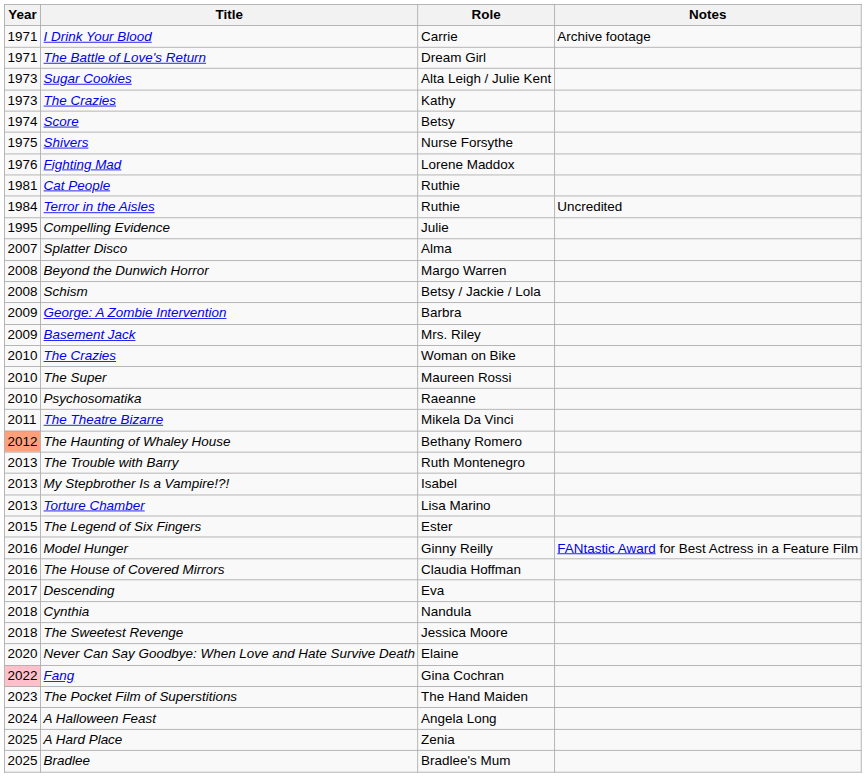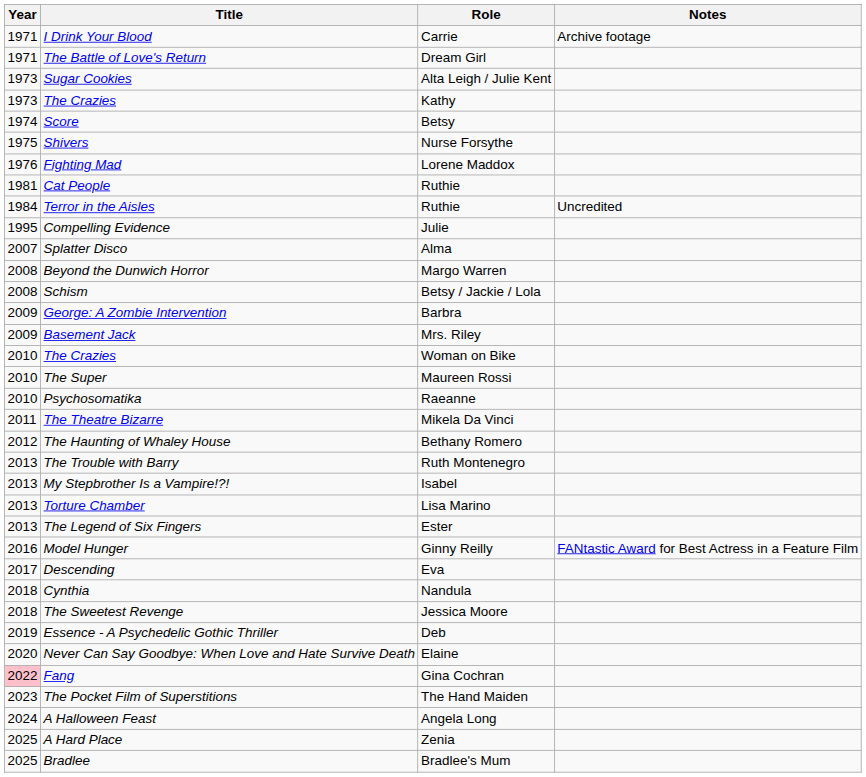(22, 441) lightsalmon background -> (22, 441) no background
(22, 526) 2015 -> (22, 526) 2013
- row: (134, 569)
+ row: (161, 633)
